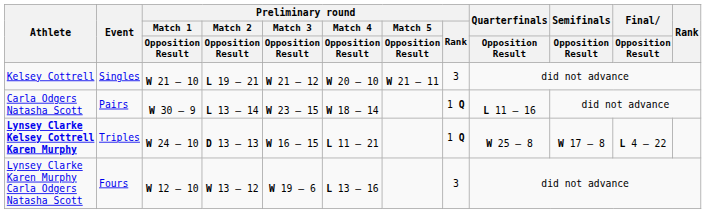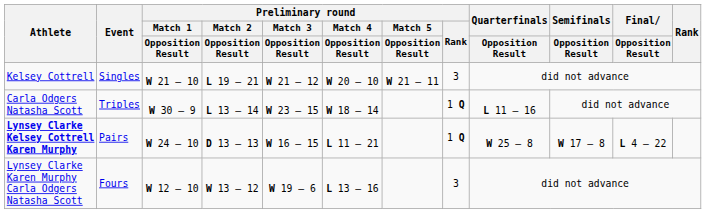(114, 104) Pairs -> (120, 104) Triples
(120, 137) Triples -> (114, 137) Pairs
